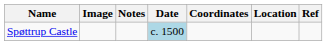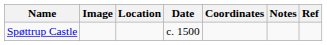columns swapped: (275, 13) <-> (132, 13)
(167, 31) lightblue background -> (183, 31) no background
